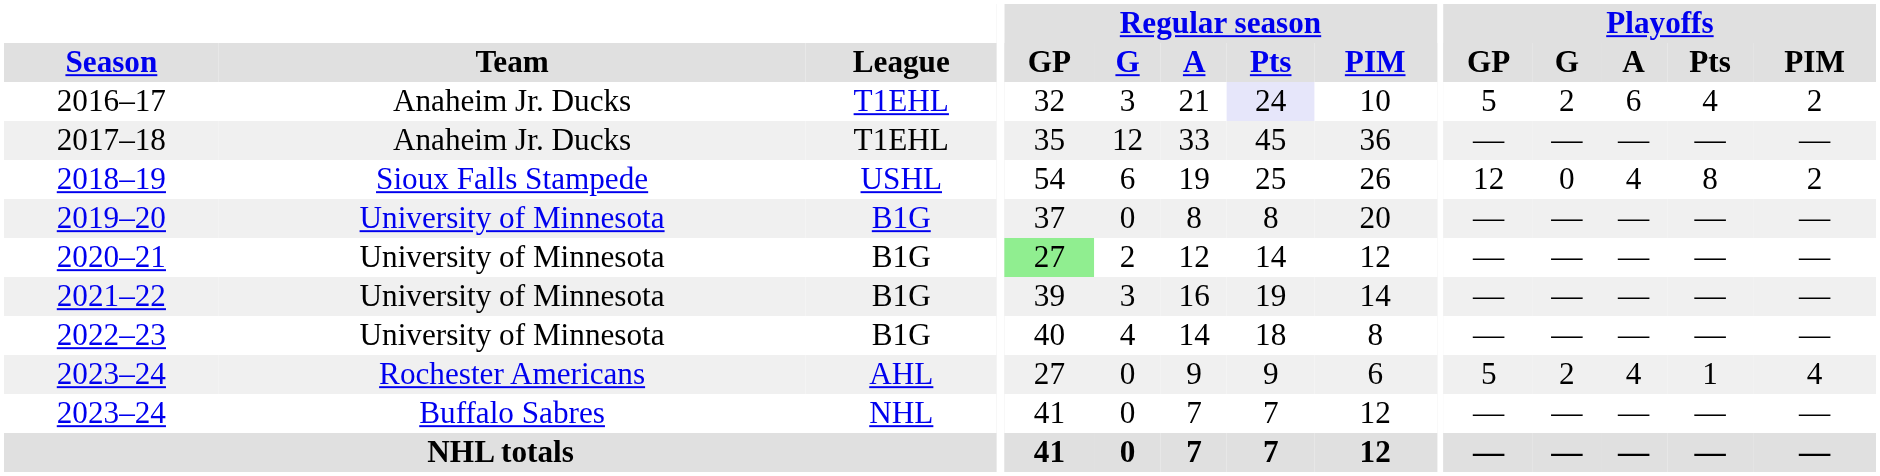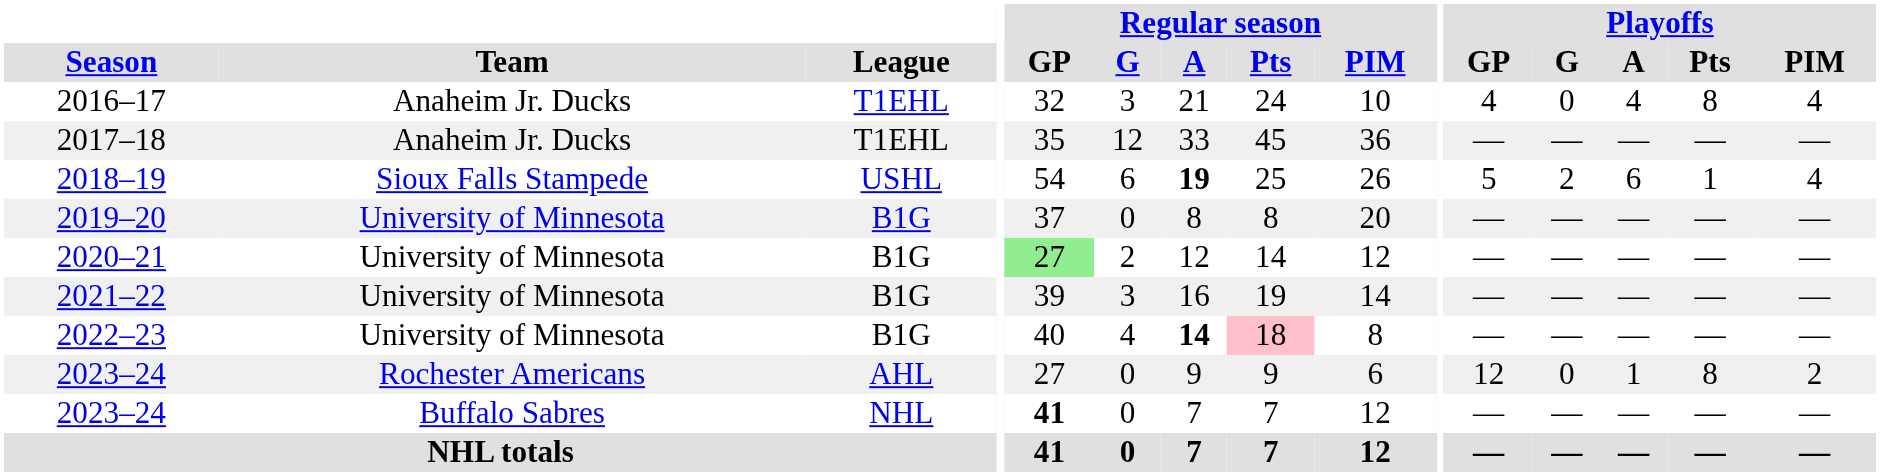(1271, 101) lavender background -> (1271, 101) no background
(1489, 101) 5 -> (1489, 101) 4
(1567, 101) 2 -> (1567, 101) 0
(1633, 101) 6 -> (1633, 101) 4
(1710, 101) 4 -> (1710, 101) 8
(1815, 101) 2 -> (1815, 101) 4
(1194, 179) normal -> (1194, 179) bold
(1489, 179) 12 -> (1489, 179) 5
(1567, 179) 0 -> (1567, 179) 2
(1633, 179) 4 -> (1633, 179) 6
(1710, 179) 8 -> (1710, 179) 1
(1815, 179) 2 -> (1815, 179) 4
(1194, 335) normal -> (1194, 335) bold
(1271, 335) no background -> (1271, 335) pink background
(1489, 374) 5 -> (1489, 374) 12
(1567, 374) 2 -> (1567, 374) 0
(1633, 374) 4 -> (1633, 374) 1
(1710, 374) 1 -> (1710, 374) 8
(1815, 374) 4 -> (1815, 374) 2
(1049, 413) normal -> (1049, 413) bold
